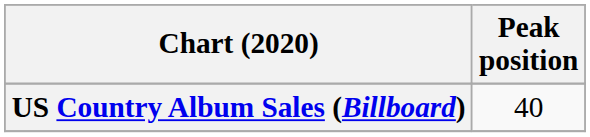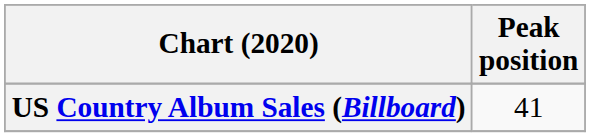(529, 107) 40 -> (529, 107) 41
